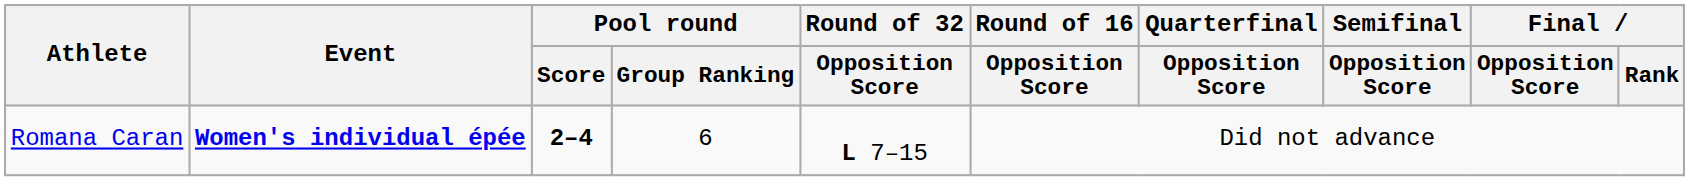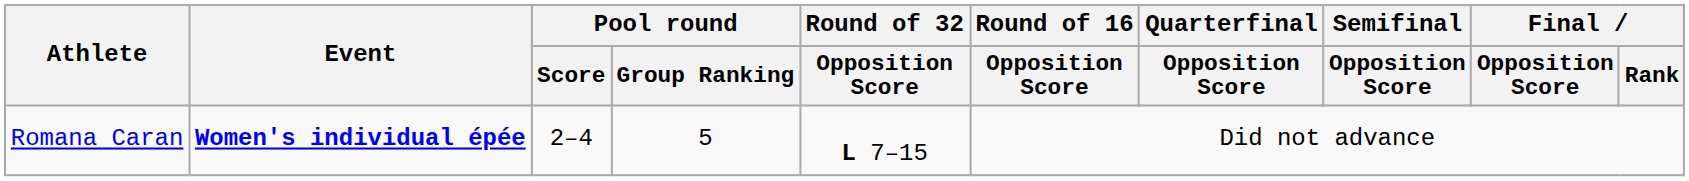(571, 140) bold -> (571, 140) normal
(705, 140) 6 -> (705, 140) 5
